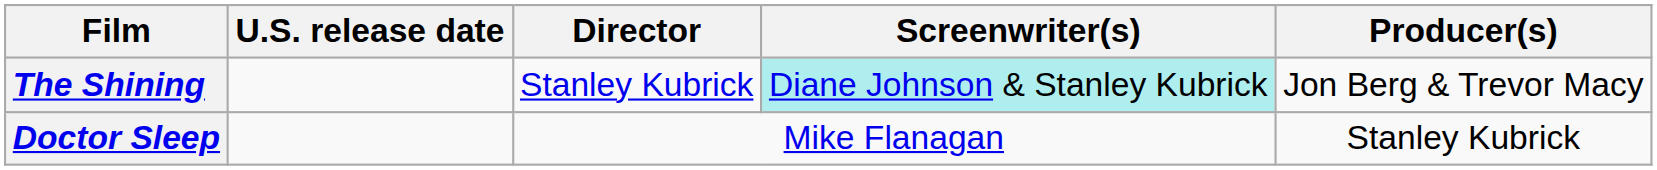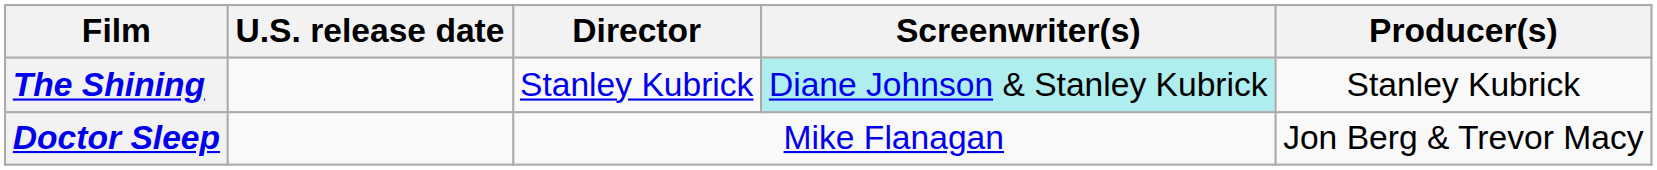(1463, 84) Jon Berg & Trevor Macy -> (1463, 84) Stanley Kubrick
(1463, 137) Stanley Kubrick -> (1463, 137) Jon Berg & Trevor Macy
